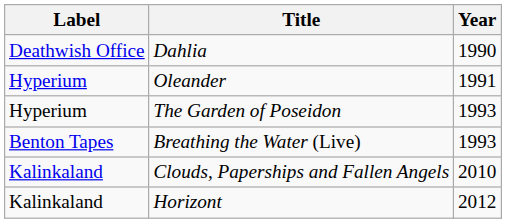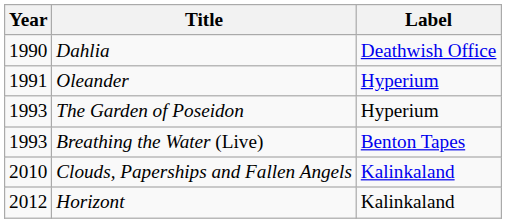columns swapped: (477, 19) <-> (77, 19)
